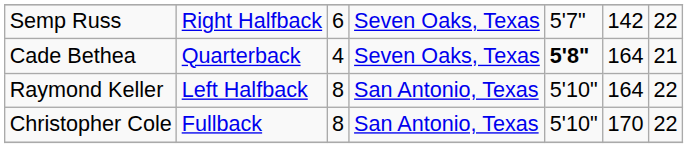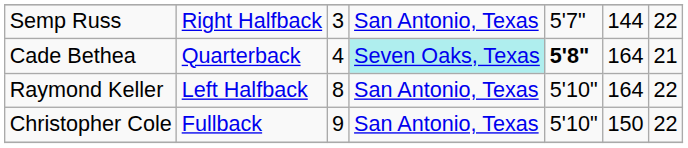(338, 21) 6 -> (338, 21) 3
(447, 21) Seven Oaks, Texas -> (446, 21) San Antonio, Texas
(626, 21) 142 -> (626, 21) 144
(447, 55) no background -> (447, 55) paleturquoise background
(338, 124) 8 -> (338, 124) 9
(626, 124) 170 -> (626, 124) 150
